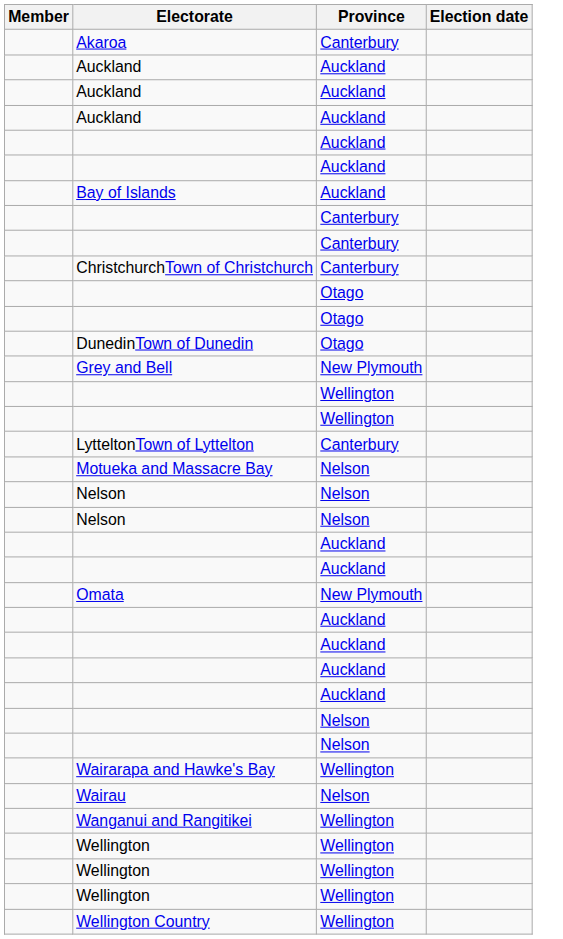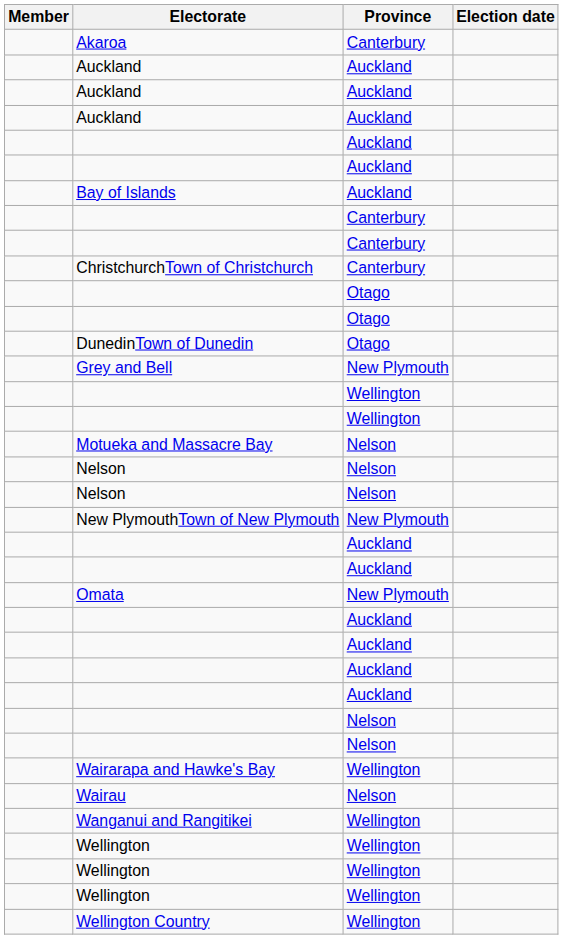- row: (165, 444)
+ row: (208, 519)
